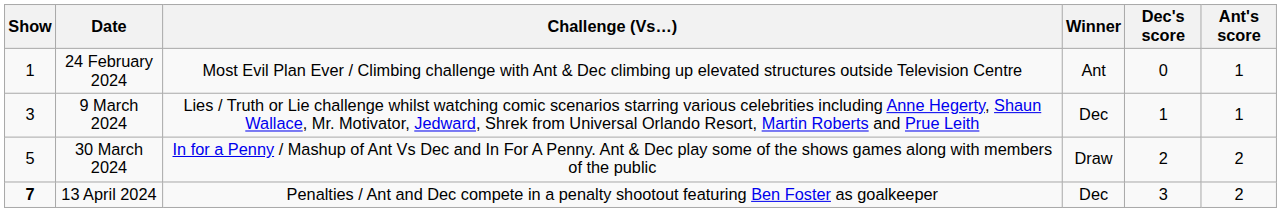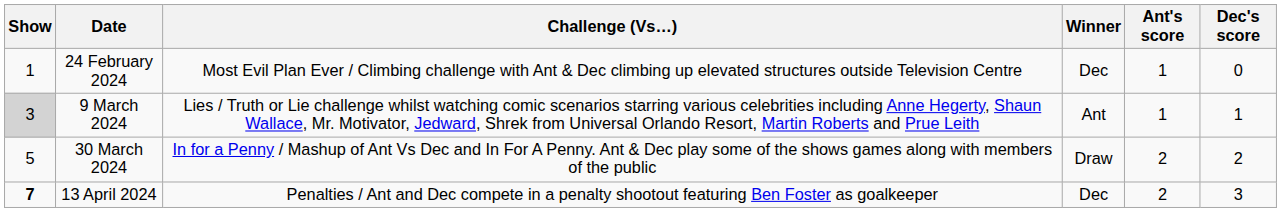columns swapped: (1239, 26) <-> (1163, 26)
(1094, 70) Ant -> (1094, 70) Dec
(30, 115) no background -> (30, 115) lightgrey background
(1094, 115) Dec -> (1094, 115) Ant
